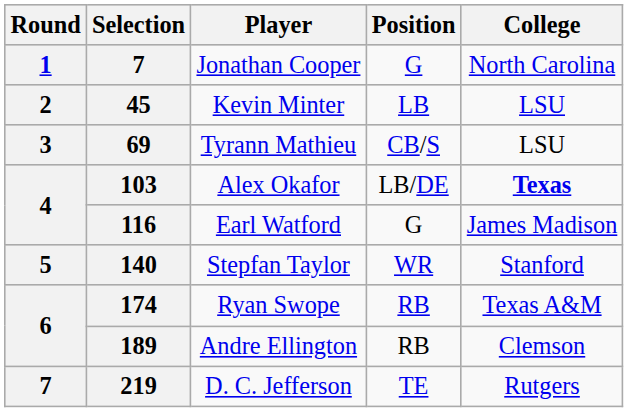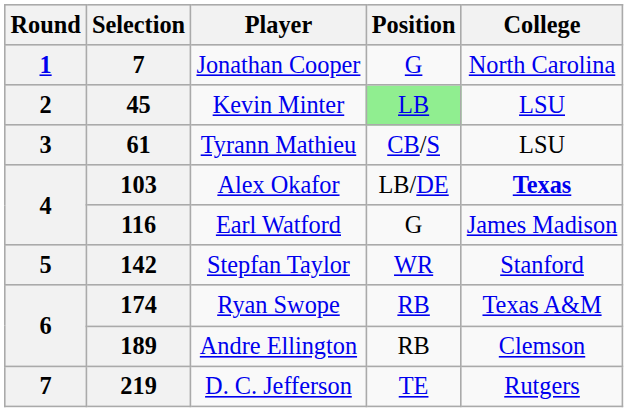(414, 104) no background -> (414, 104) lightgreen background
(139, 145) 69 -> (139, 145) 61
(139, 265) 140 -> (139, 265) 142
